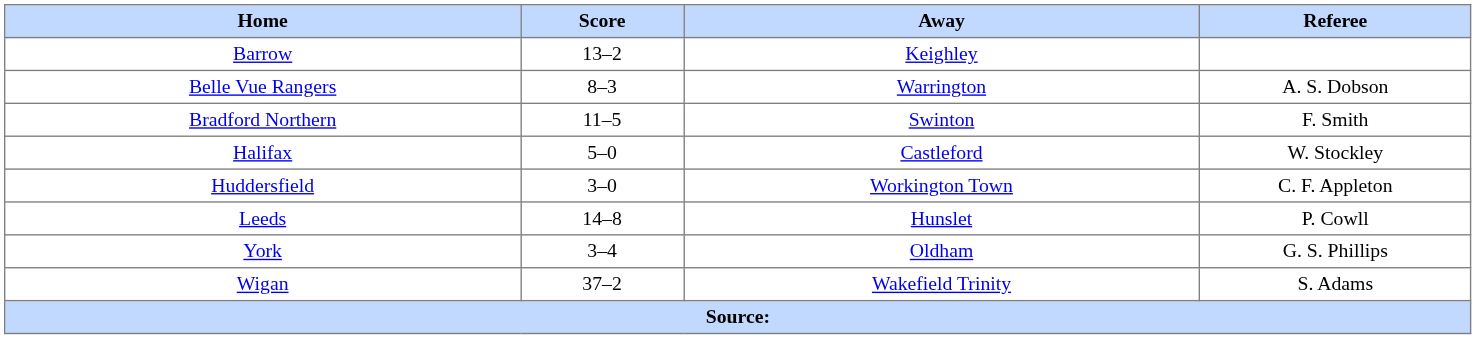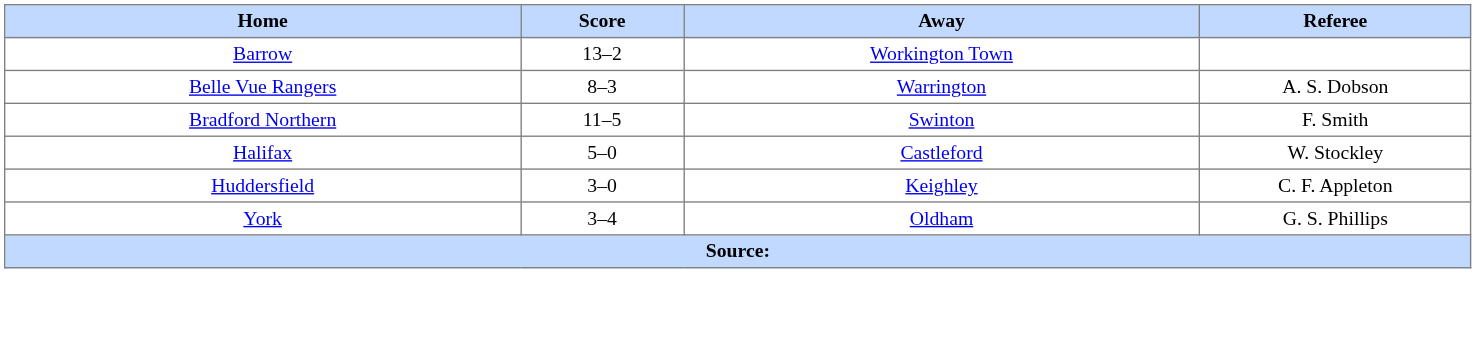(942, 53) Keighley -> (941, 53) Workington Town
(941, 185) Workington Town -> (942, 185) Keighley
- row: (263, 218)
- row: (263, 283)
